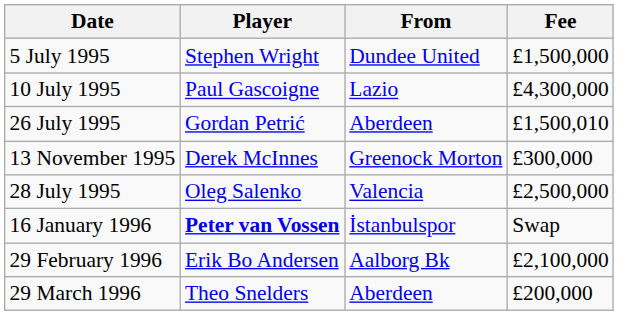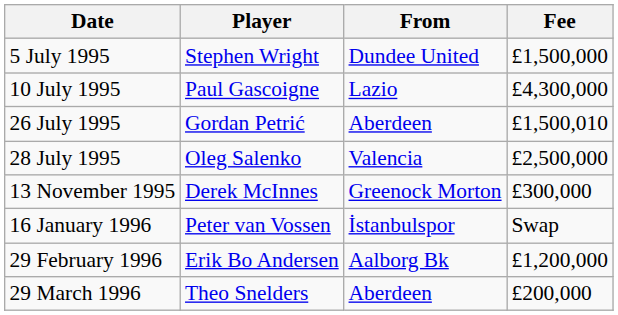rows swapped: (65, 191) <-> (92, 157)
(262, 225) bold -> (258, 225) normal
(560, 259) £2,100,000 -> (560, 259) £1,200,000
